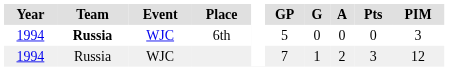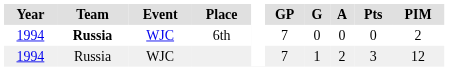(285, 35) 5 -> (285, 35) 7
(418, 35) 3 -> (418, 35) 2
